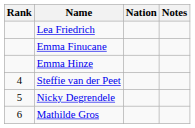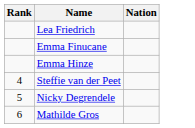- column: (174, 13)
